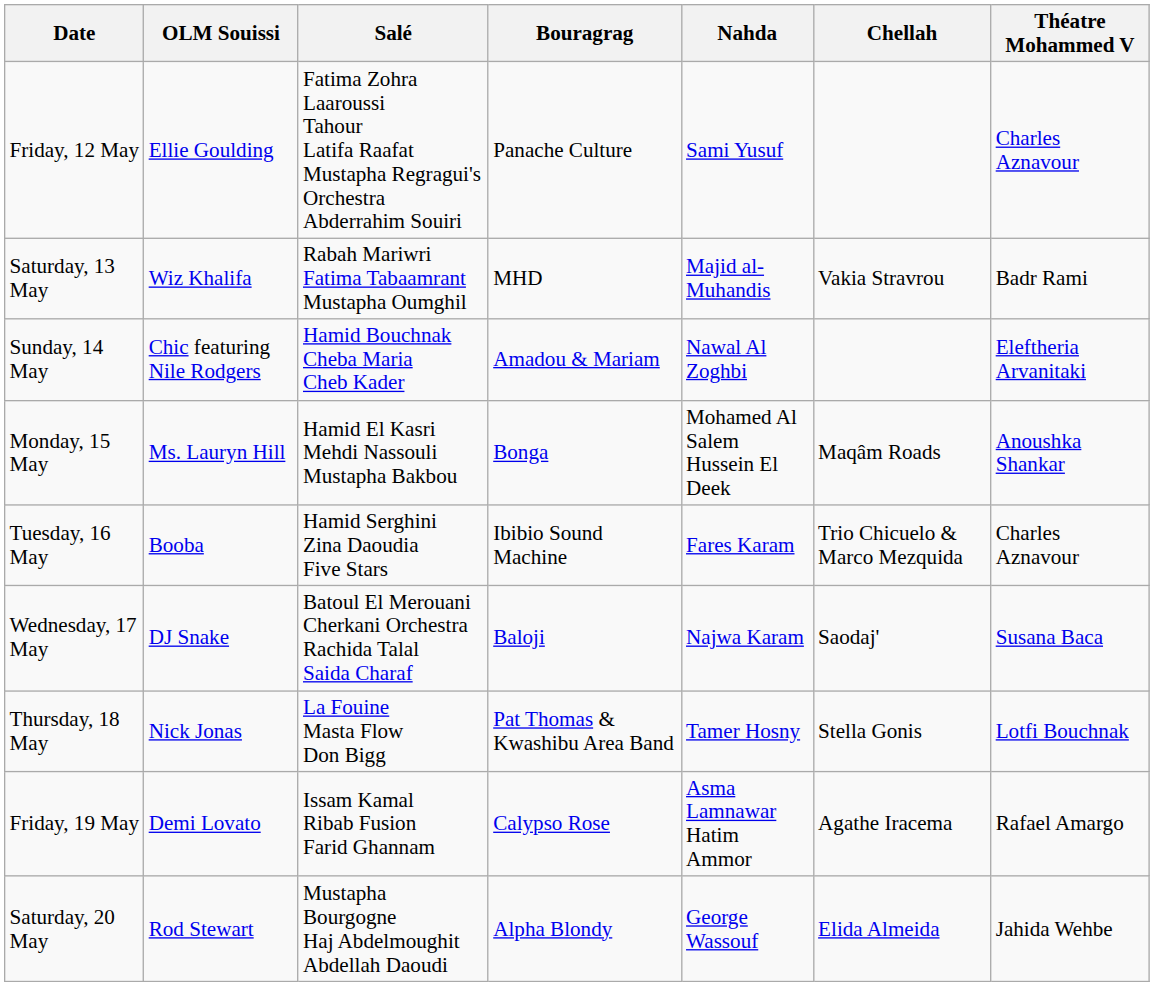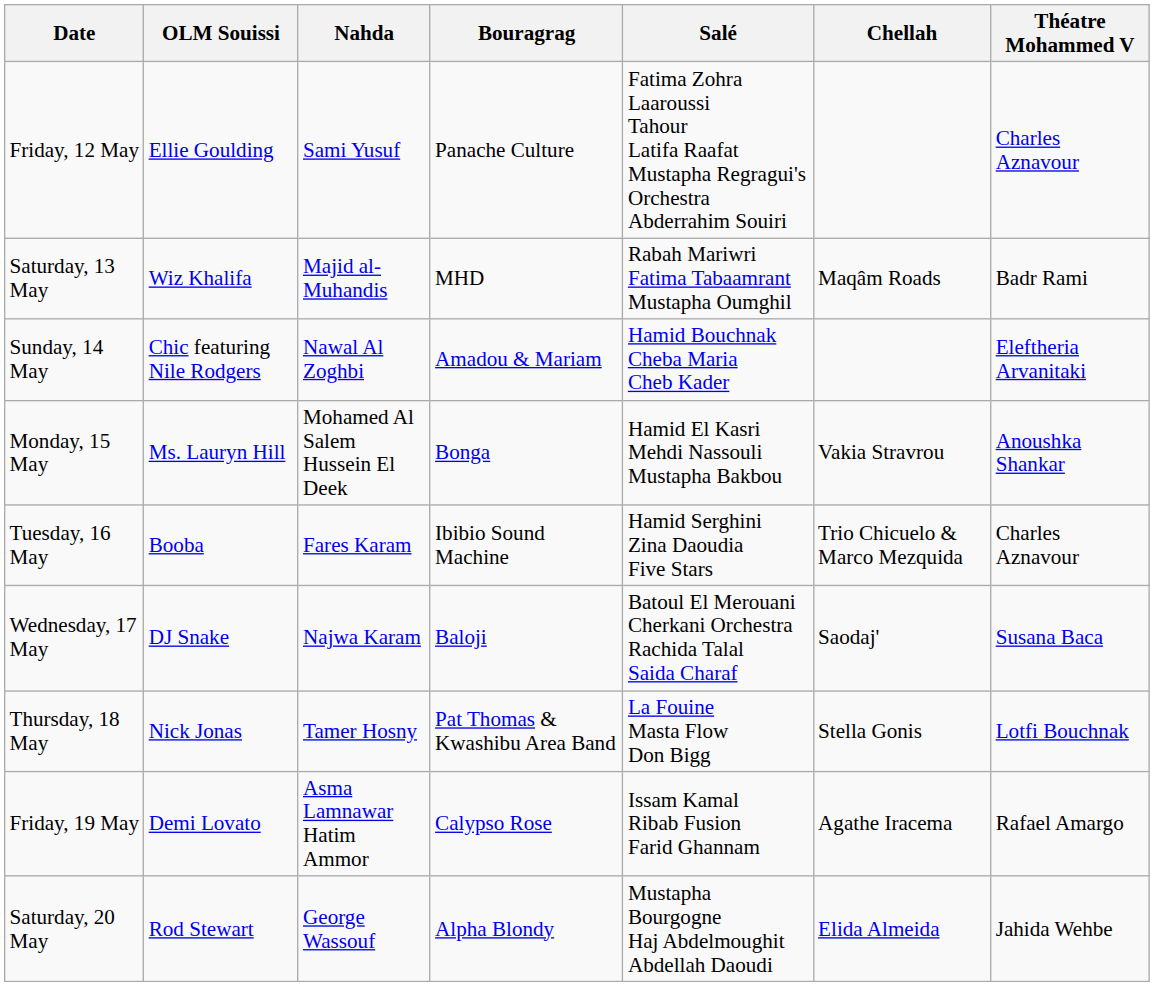columns swapped: (747, 33) <-> (393, 33)
(881, 278) Vakia Stravrou -> (879, 278) Maqâm Roads
(879, 452) Maqâm Roads -> (881, 452) Vakia Stravrou
